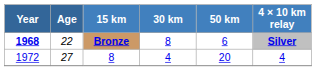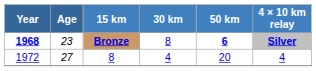(67, 41) 22 -> (67, 41) 23
(225, 41) normal -> (225, 41) bold
